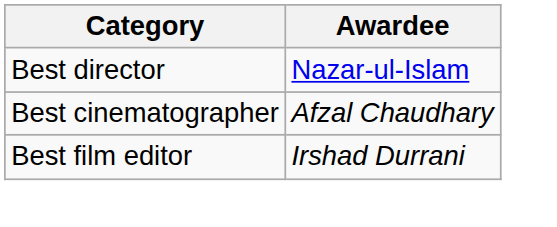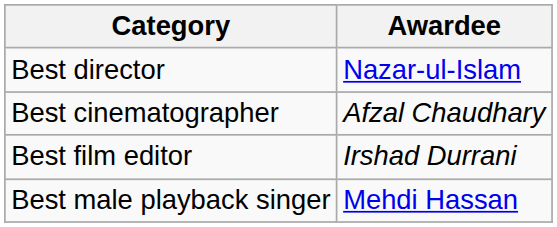+ row: (171, 199)
